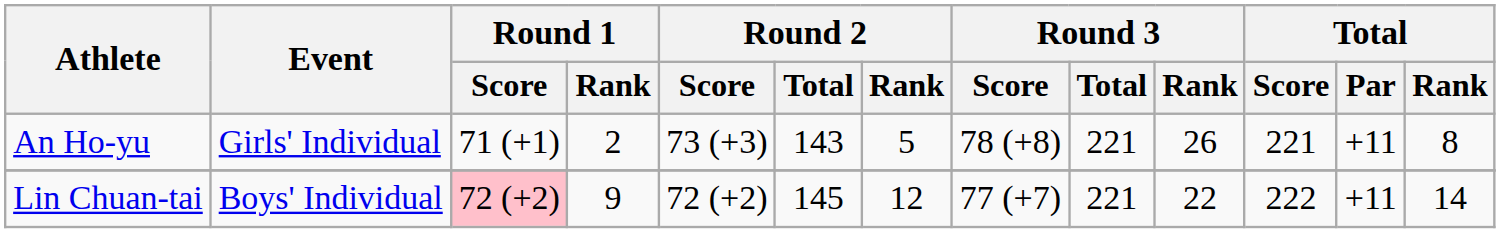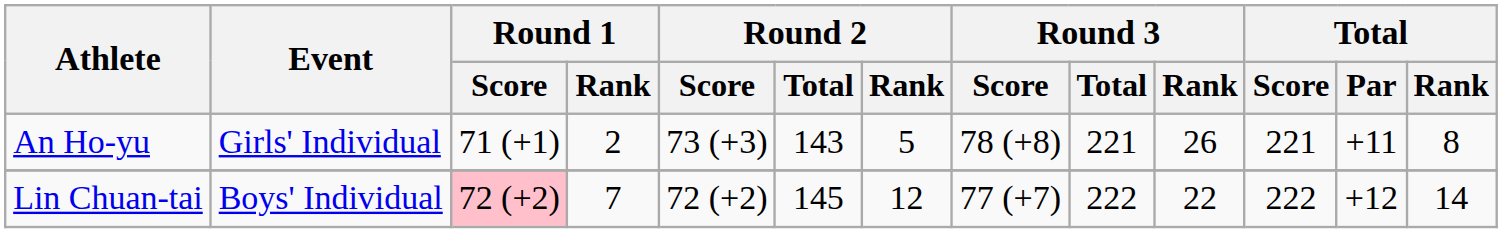(613, 198) 9 -> (613, 198) 7
(1112, 198) 221 -> (1112, 198) 222
(1371, 198) +11 -> (1371, 198) +12
